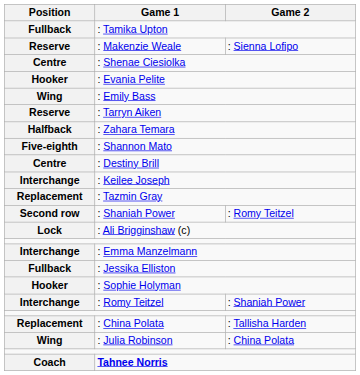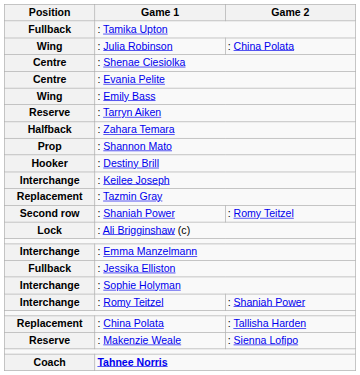rows swapped: (135, 340) <-> (139, 46)
(50, 79) Hooker -> (50, 79) Centre
(50, 146) Five-eighth -> (50, 146) Prop
(50, 163) Centre -> (50, 163) Hooker
(50, 285) Hooker -> (50, 285) Interchange
